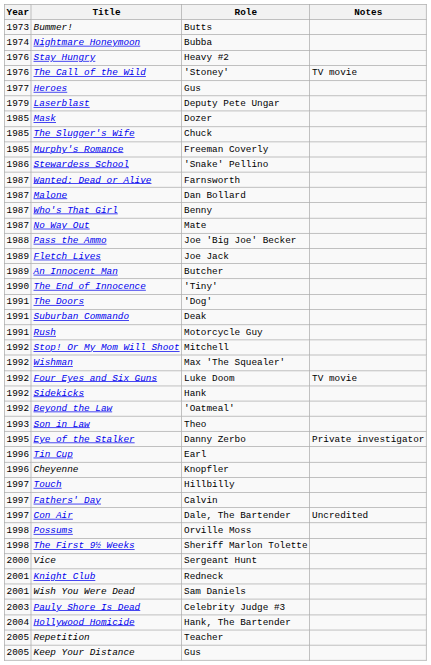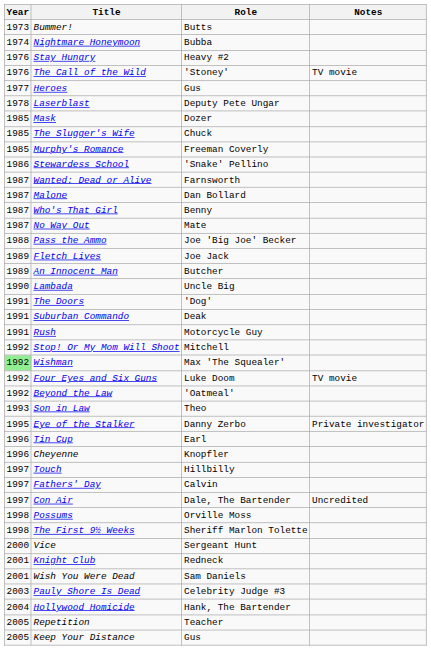(18, 104) 1979 -> (18, 104) 1978
+ row: (53, 287)
- row: (90, 287)
(18, 363) no background -> (18, 363) lightgreen background
- row: (59, 393)
